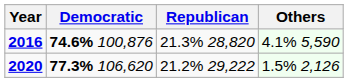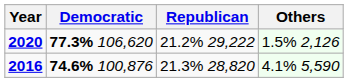rows swapped: (25, 66) <-> (25, 41)
